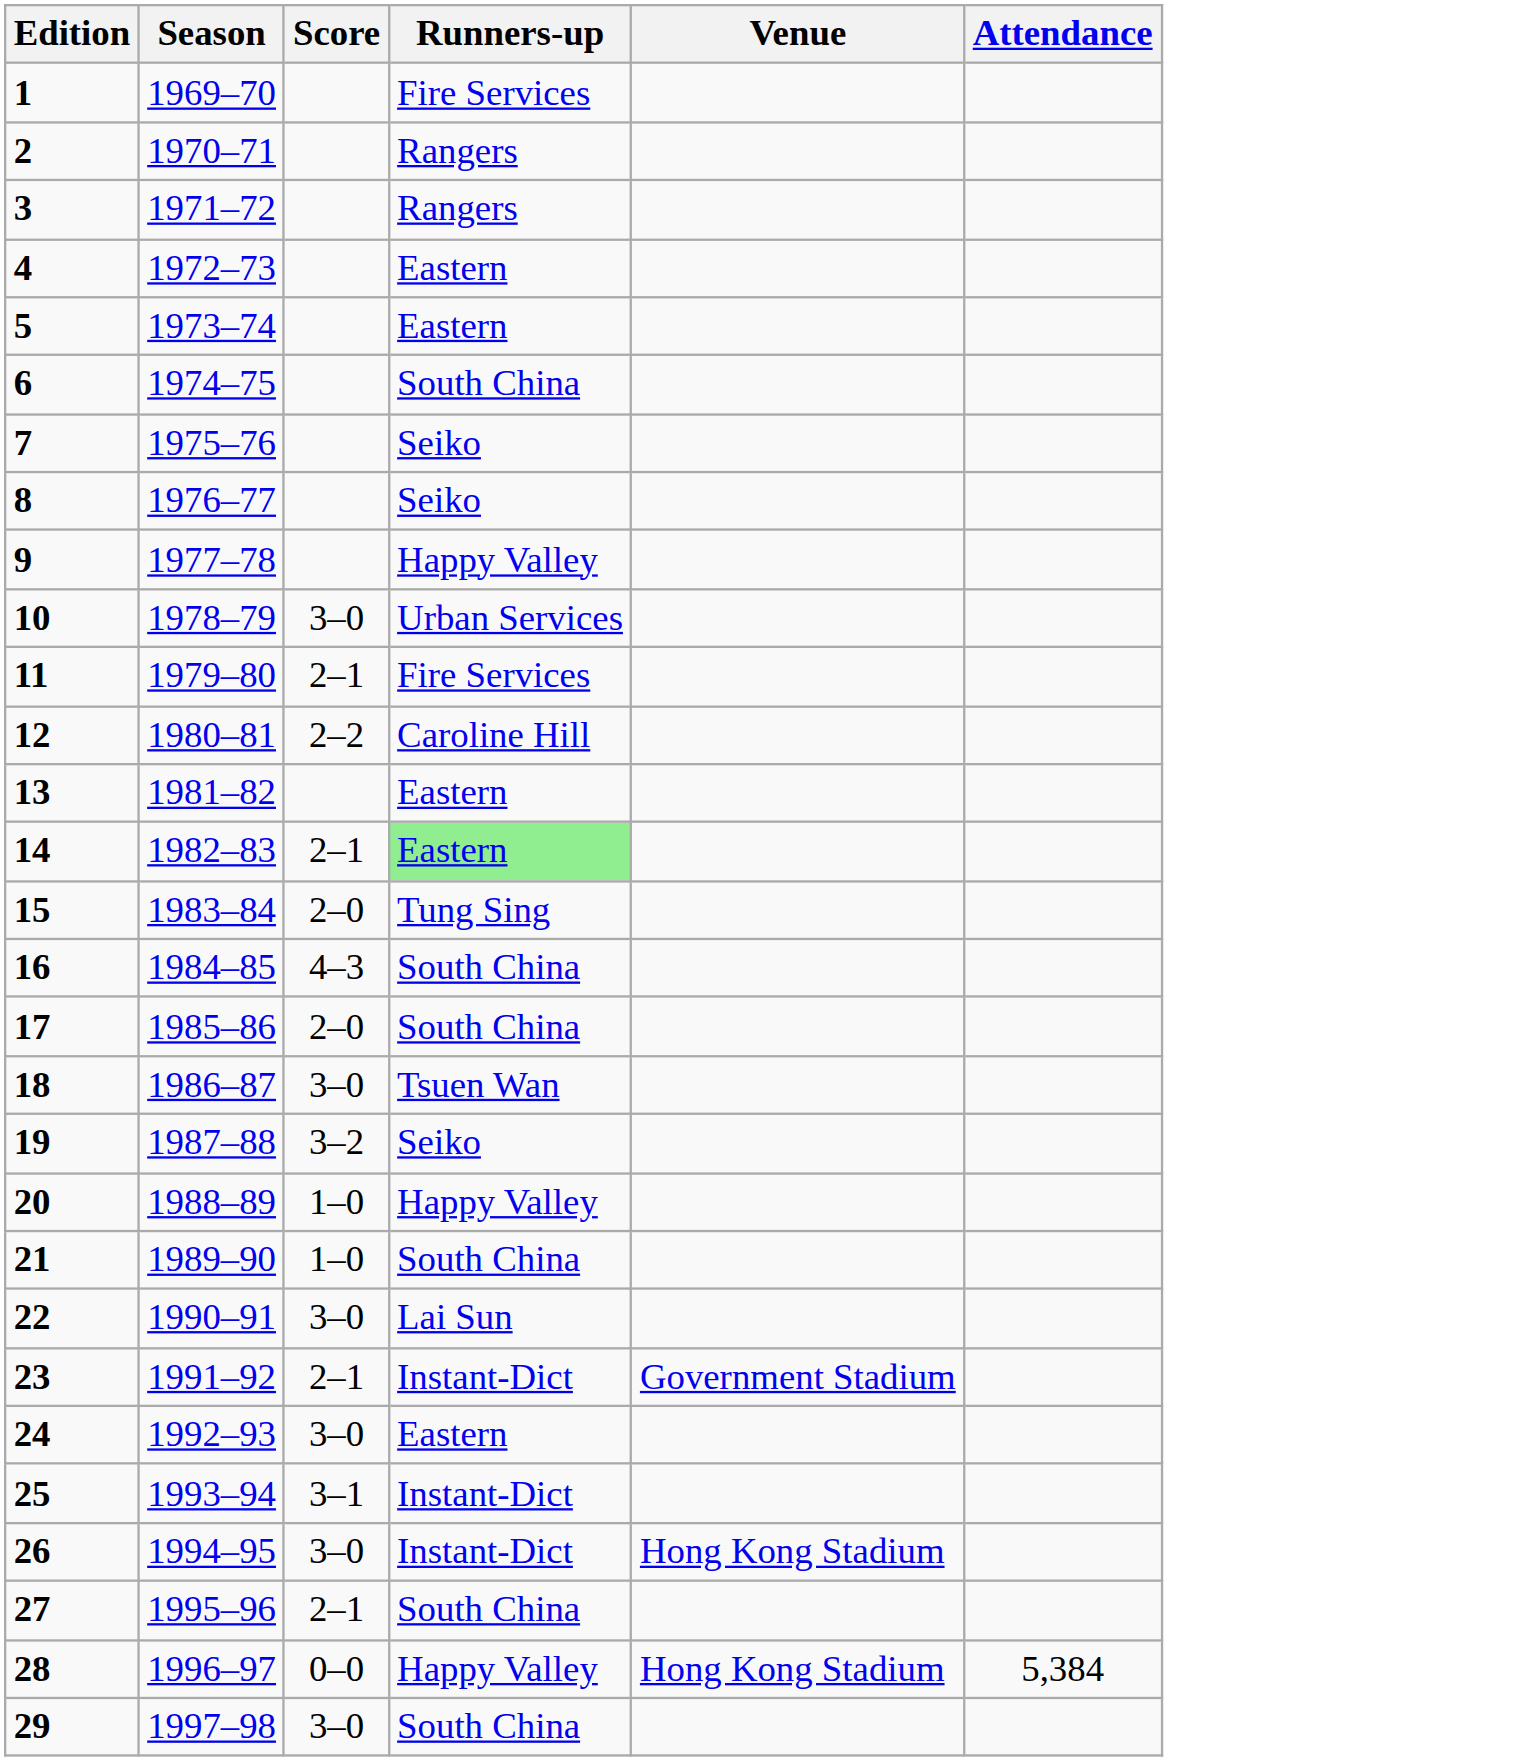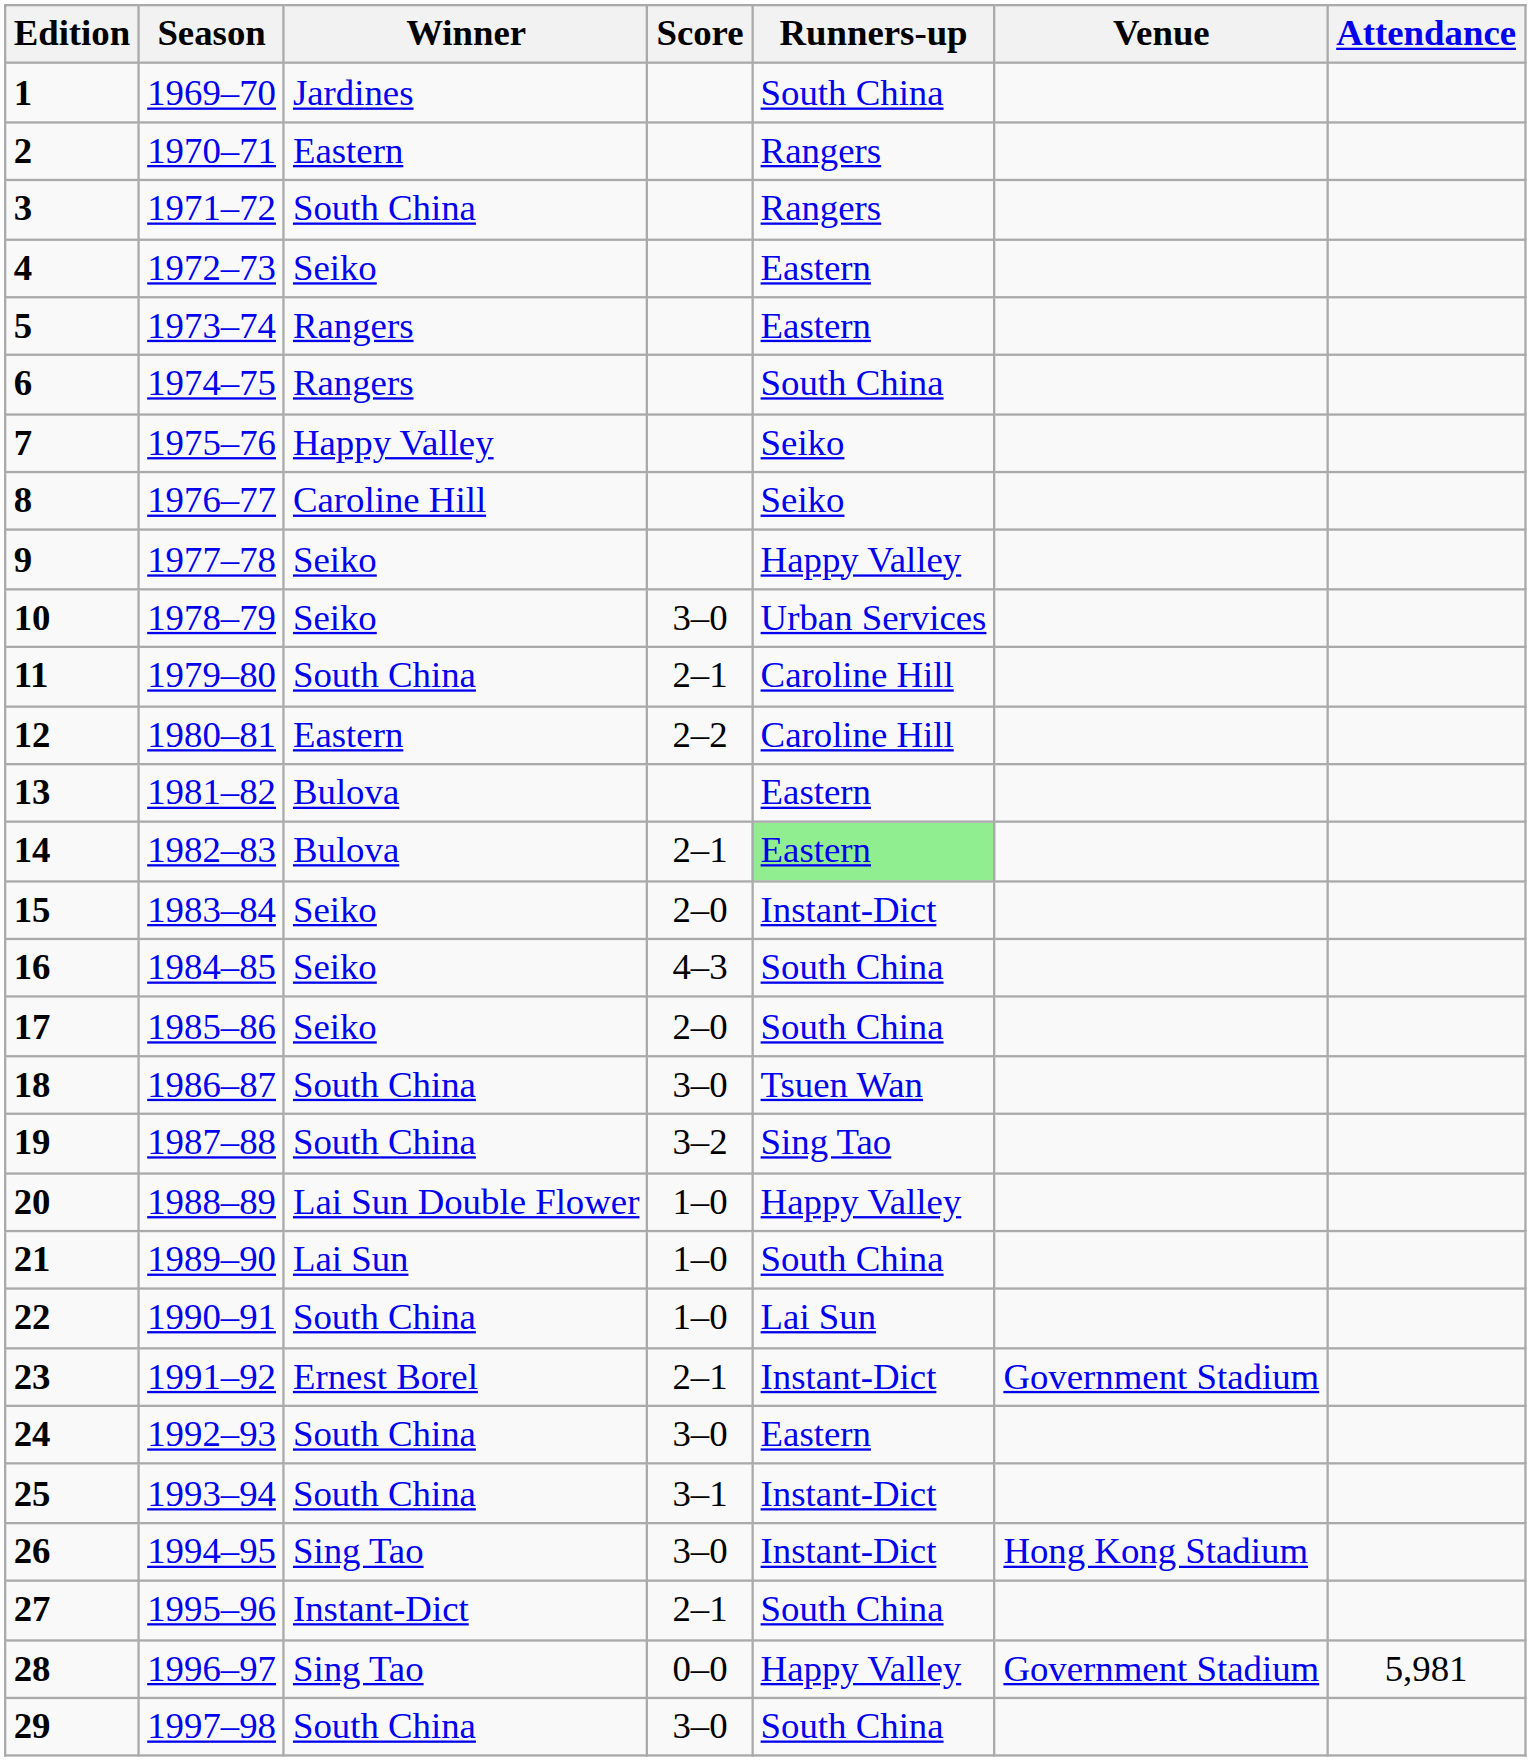+ column: (466, 33)
(494, 92) Fire Services -> (852, 92) South China
(494, 675) Fire Services -> (857, 675) Caroline Hill
(474, 909) Tung Sing -> (848, 909) Instant-Dict
(439, 1142) Seiko -> (826, 1142) Sing Tao
(337, 1317) 3–0 -> (700, 1317) 1–0
(792, 1667) Hong Kong Stadium -> (1161, 1667) Government Stadium
(1063, 1667) 5,384 -> (1426, 1667) 5,981
